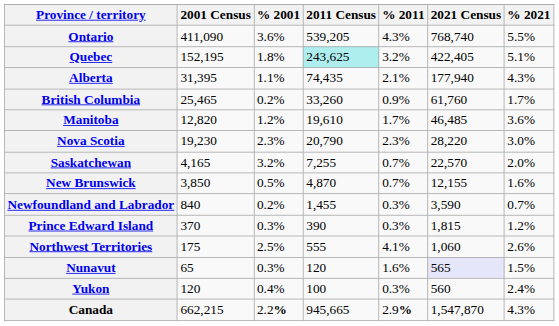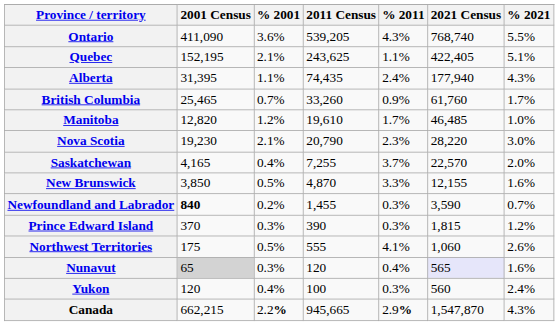(271, 57) 1.8% -> (271, 57) 2.1%
(328, 57) paleturquoise background -> (328, 57) no background
(396, 57) 3.2% -> (396, 57) 1.1%
(396, 78) 2.1% -> (396, 78) 2.4%
(271, 99) 0.2% -> (271, 99) 0.7%
(521, 120) 3.6% -> (521, 120) 1.0%
(271, 141) 2.3% -> (271, 141) 2.1%
(271, 162) 3.2% -> (271, 162) 0.4%
(396, 162) 0.7% -> (396, 162) 3.7%
(396, 183) 0.7% -> (396, 183) 3.3%
(190, 204) normal -> (190, 204) bold
(271, 246) 2.5% -> (271, 246) 0.5%
(187, 267) no background -> (187, 267) lightgrey background
(396, 267) 1.6% -> (396, 267) 0.4%
(521, 267) 1.5% -> (521, 267) 1.6%
